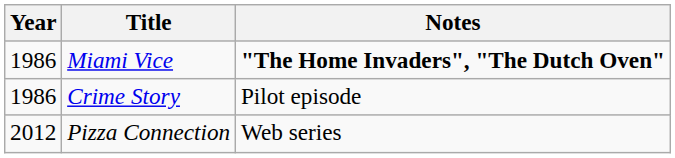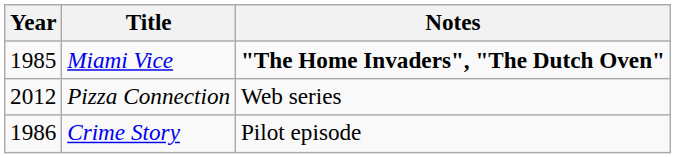(33, 59) 1986 -> (33, 59) 1985
rows swapped: (124, 96) <-> (149, 133)
